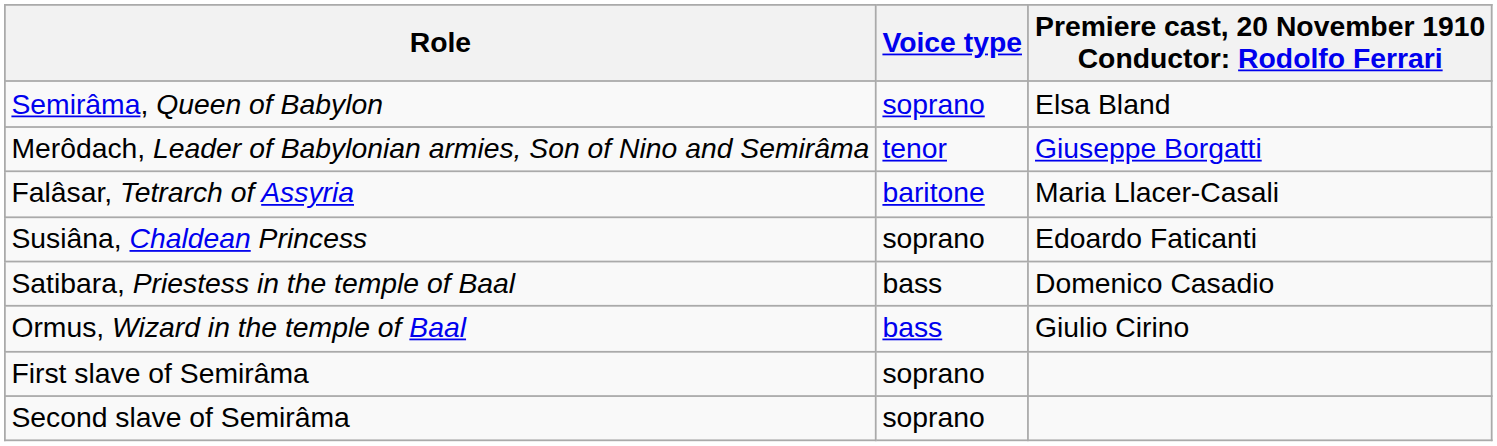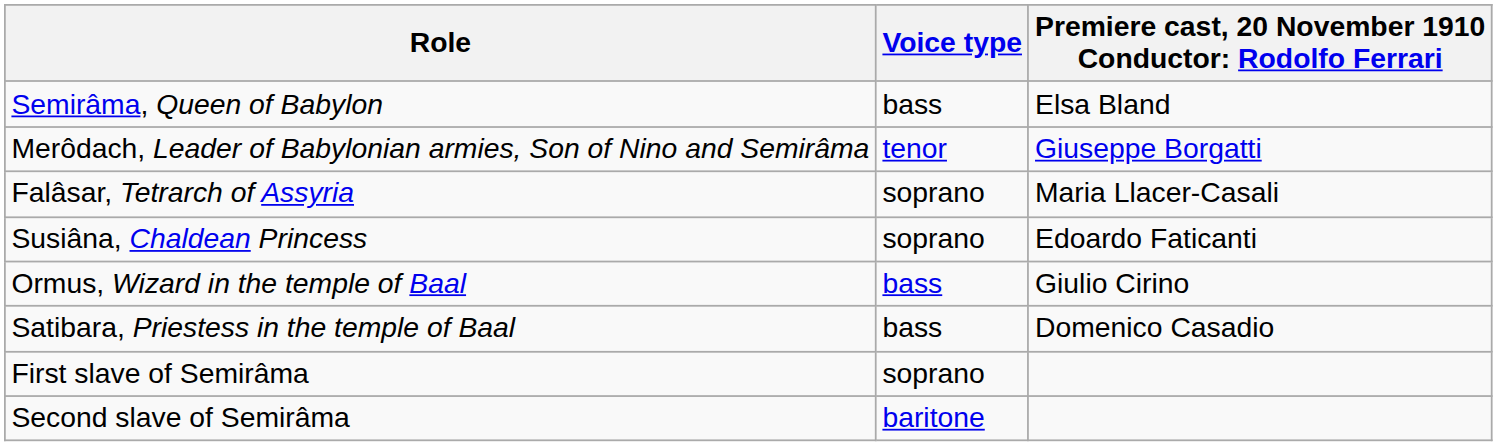(934, 103) soprano -> (912, 103) bass
(934, 193) baritone -> (934, 193) soprano
rows swapped: (239, 328) <-> (263, 283)
(934, 418) soprano -> (934, 418) baritone
